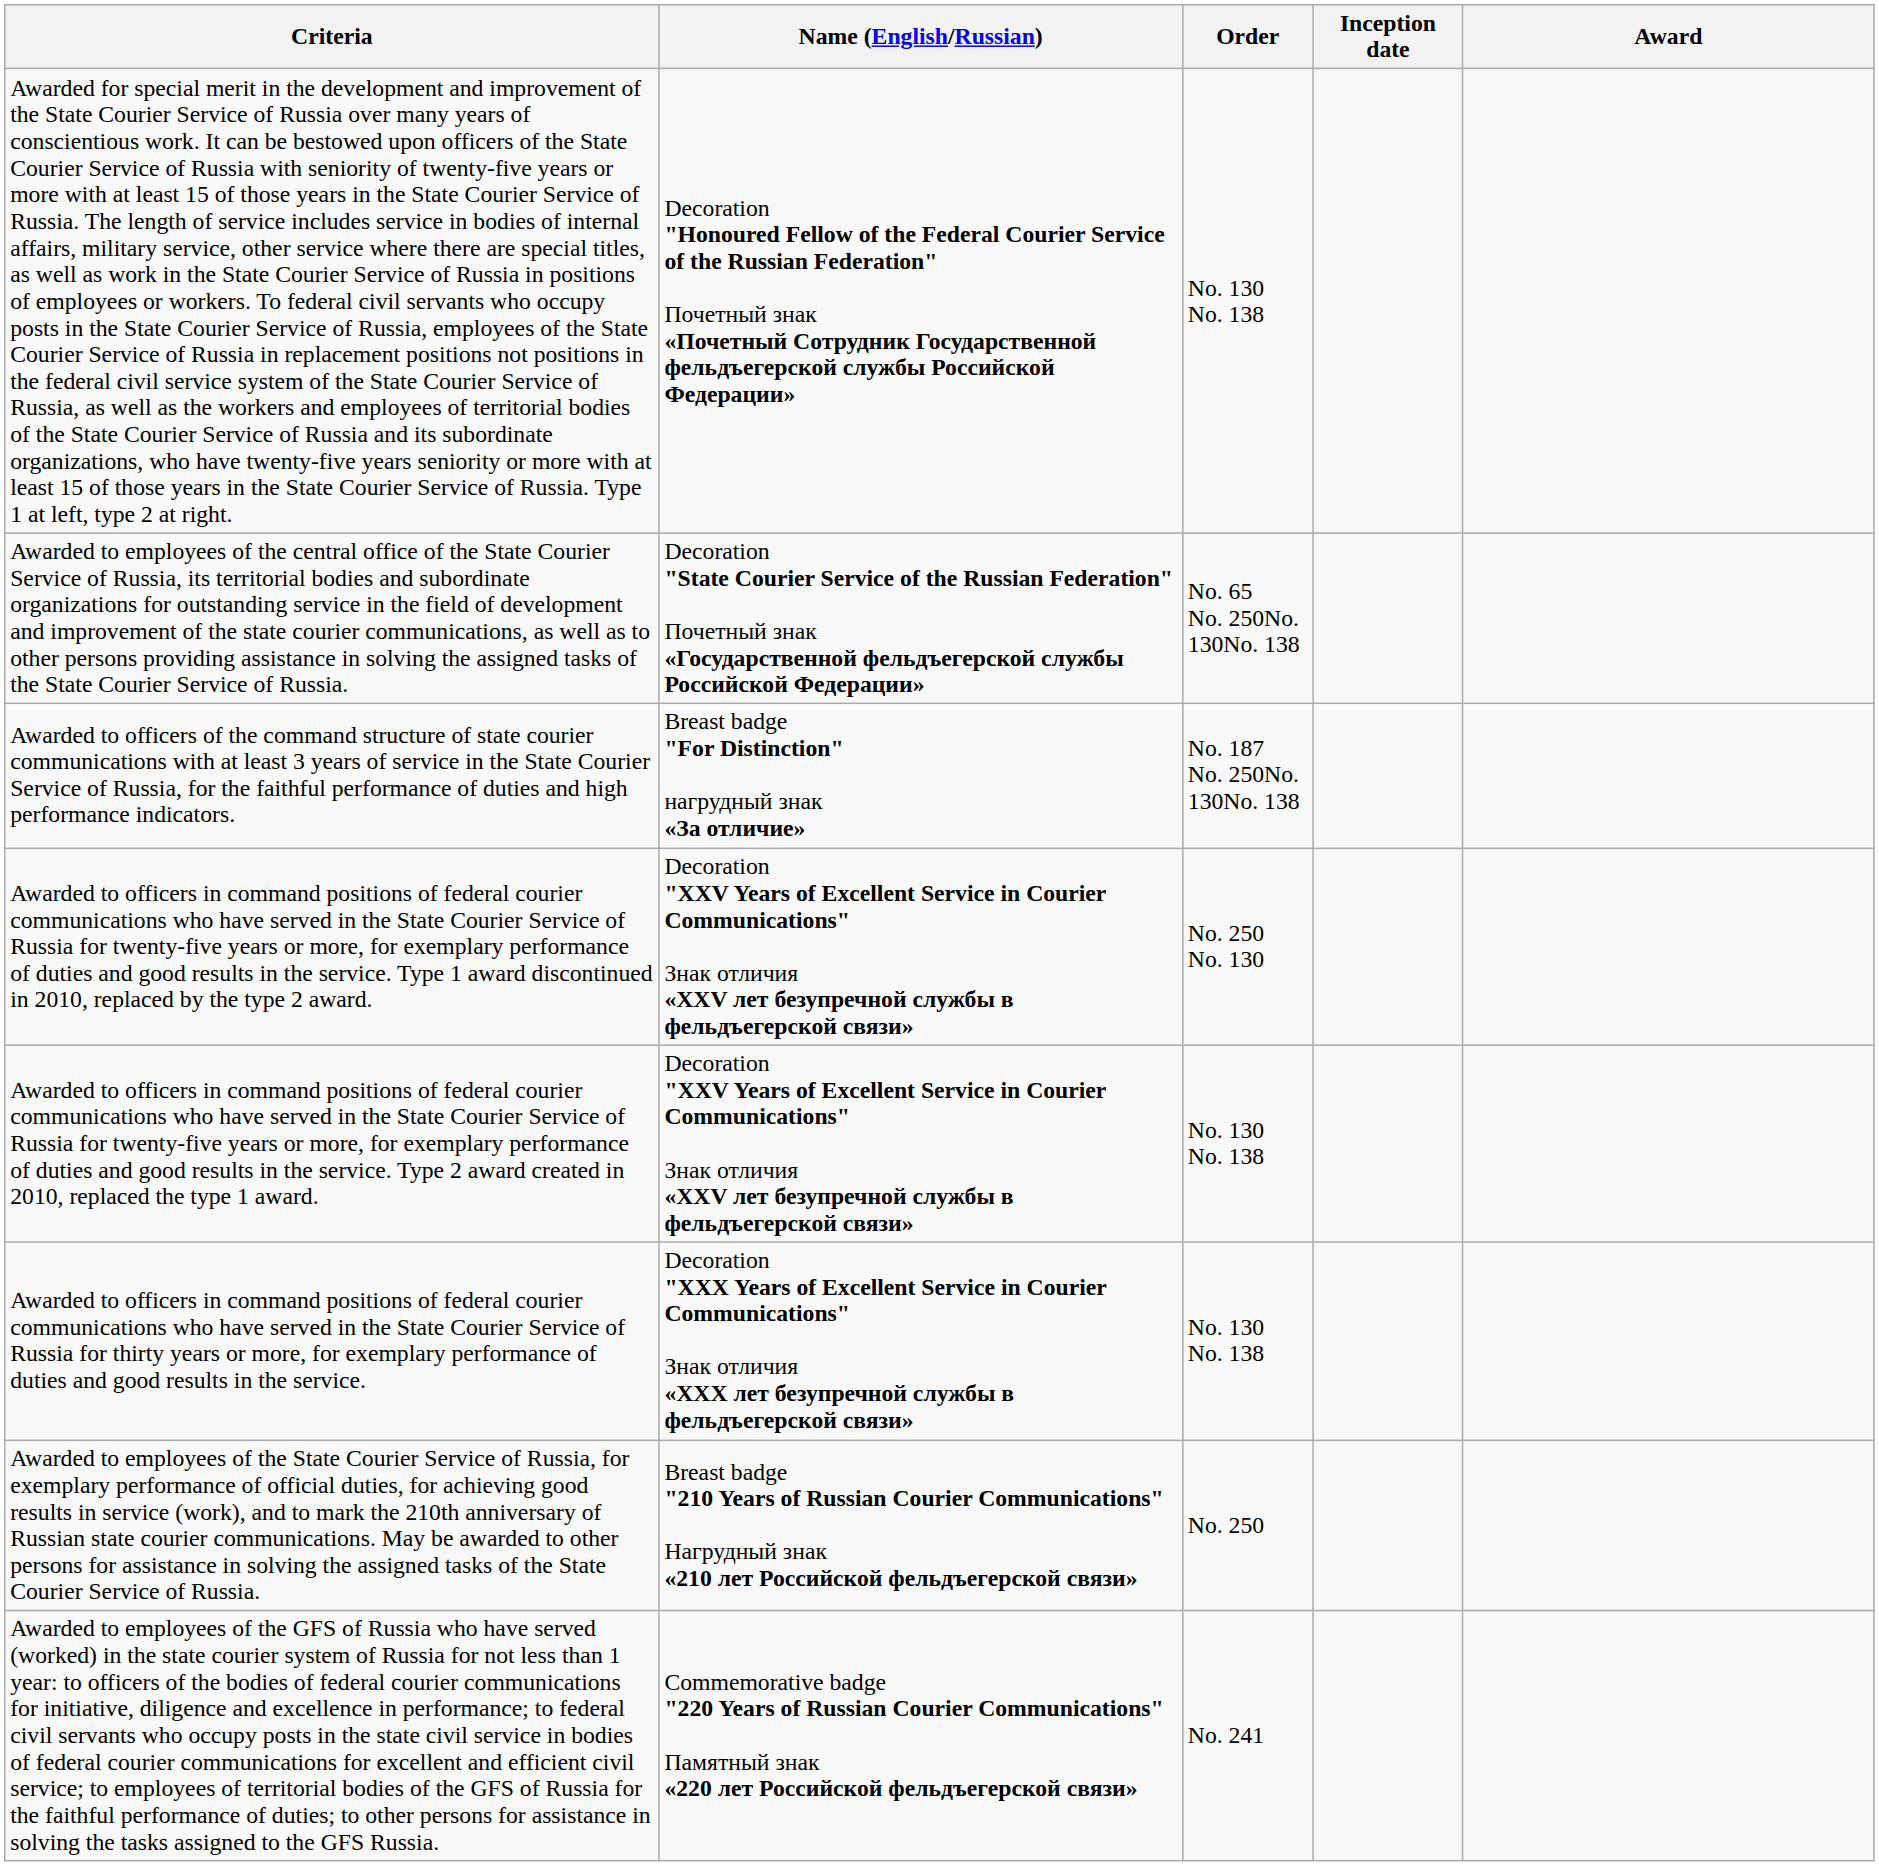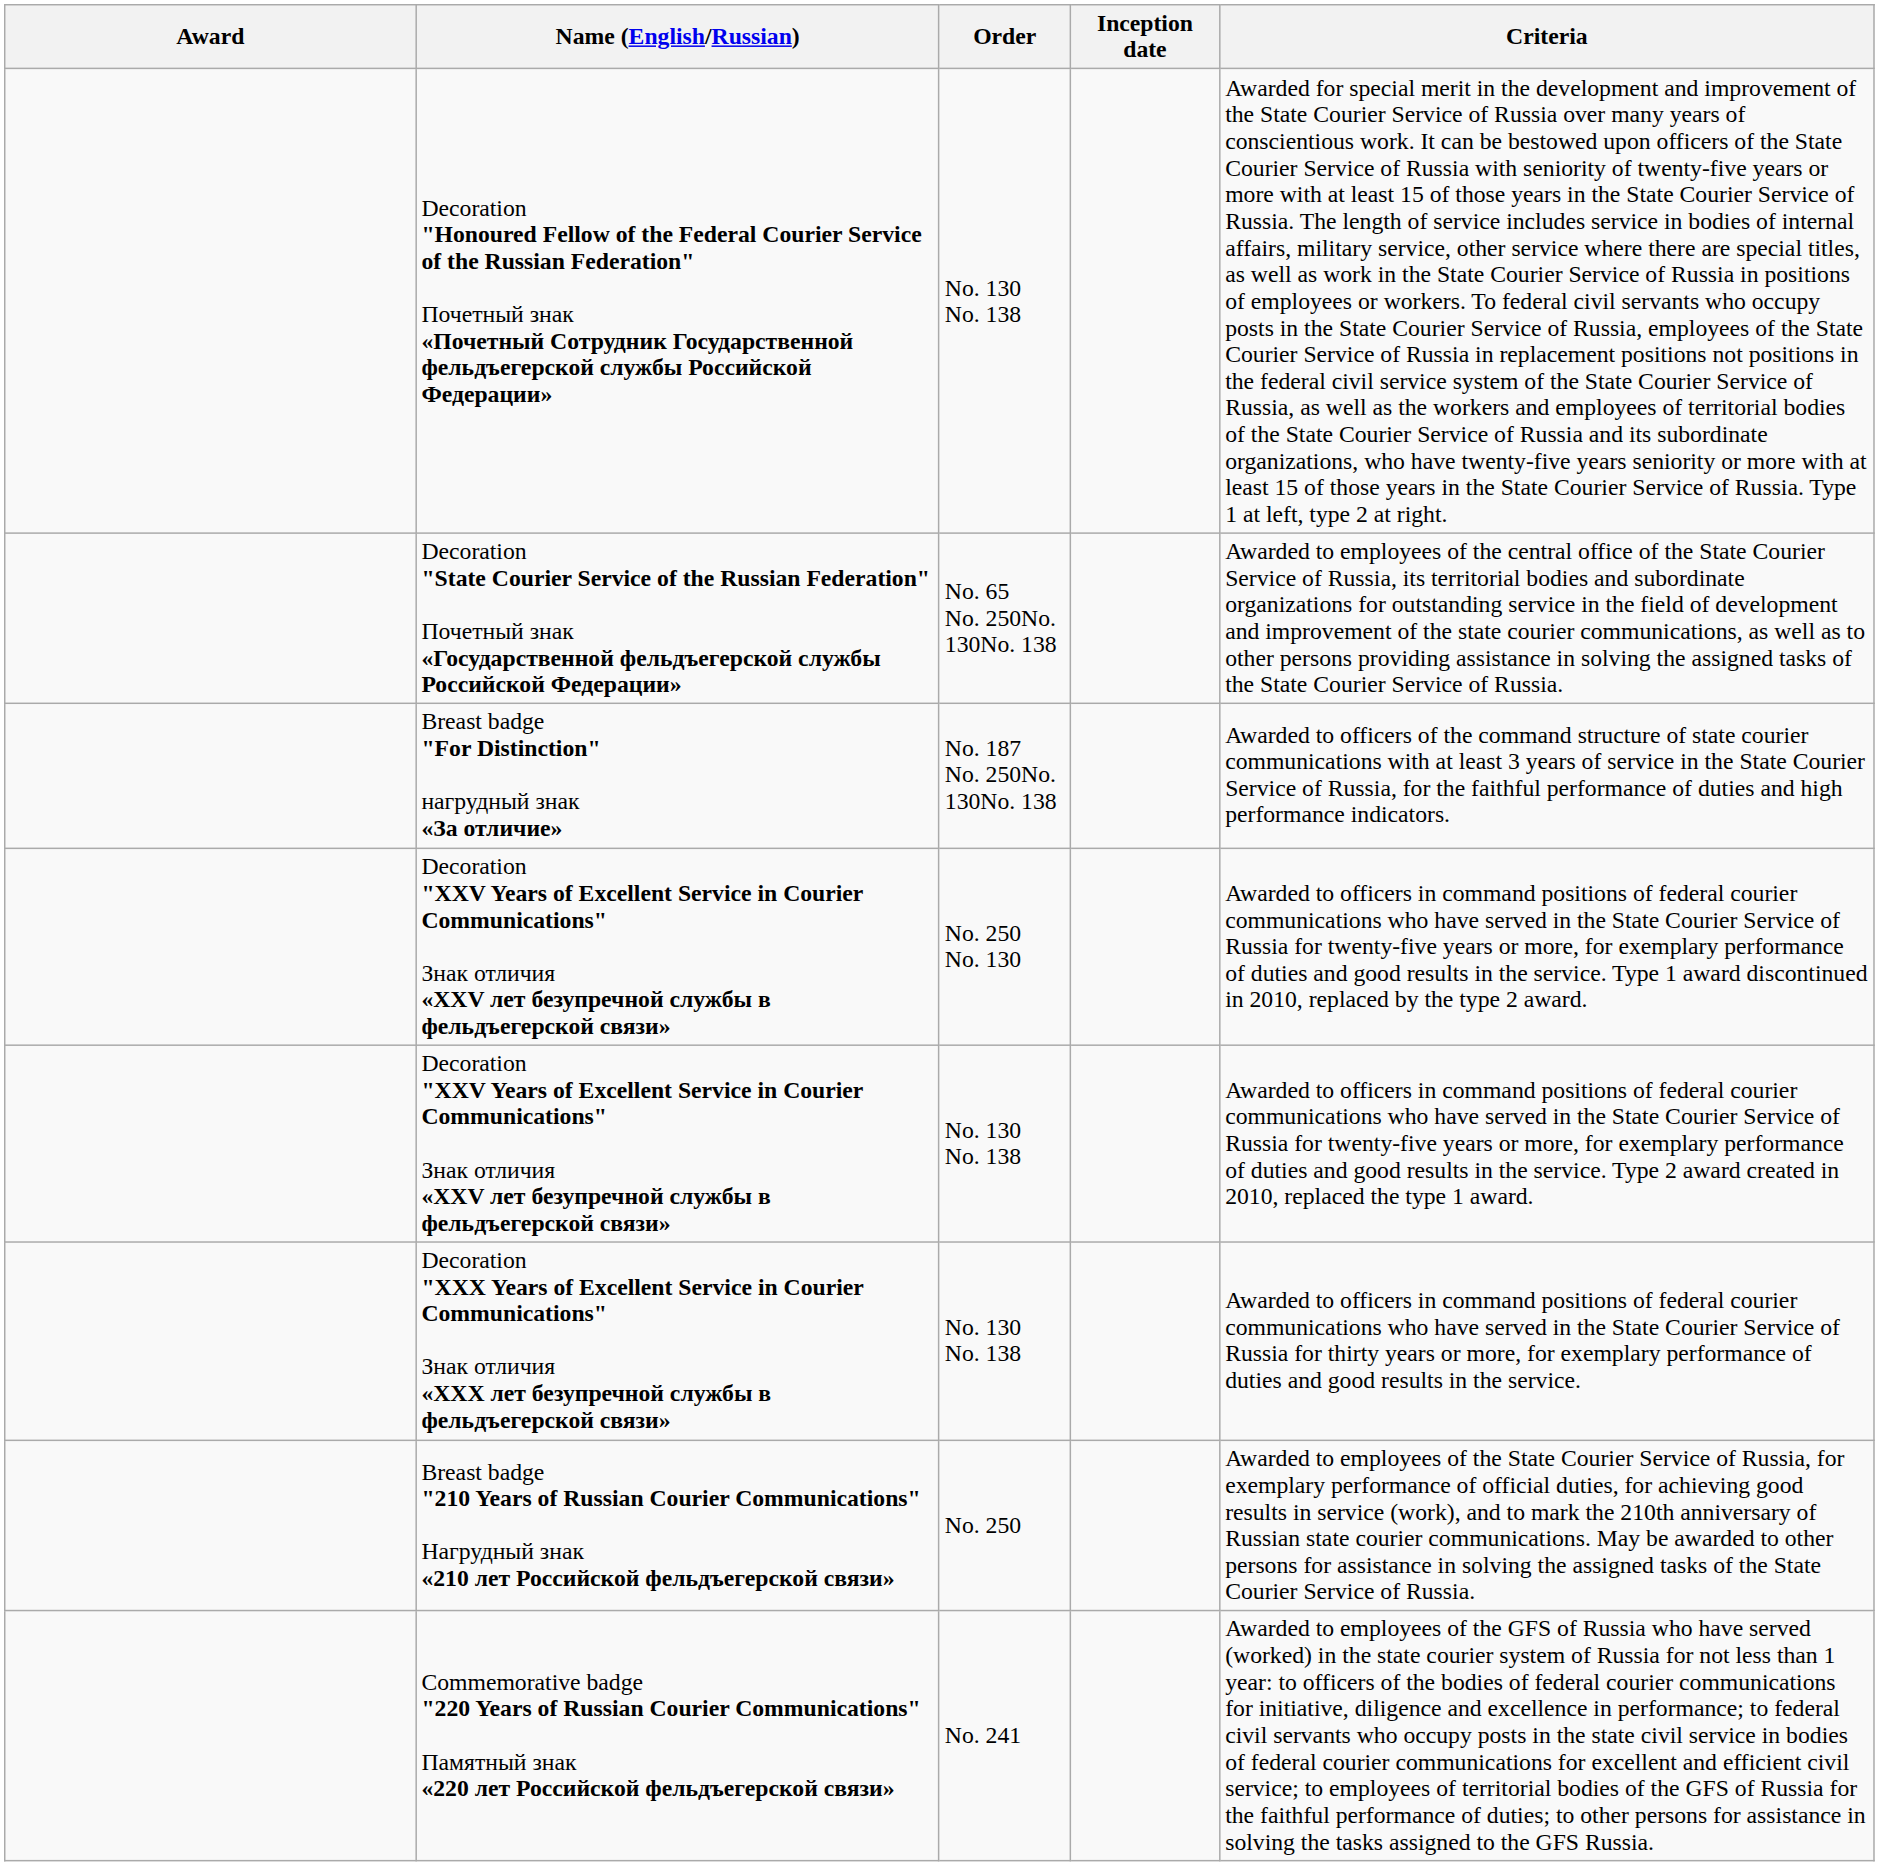columns swapped: (1668, 36) <-> (332, 36)
